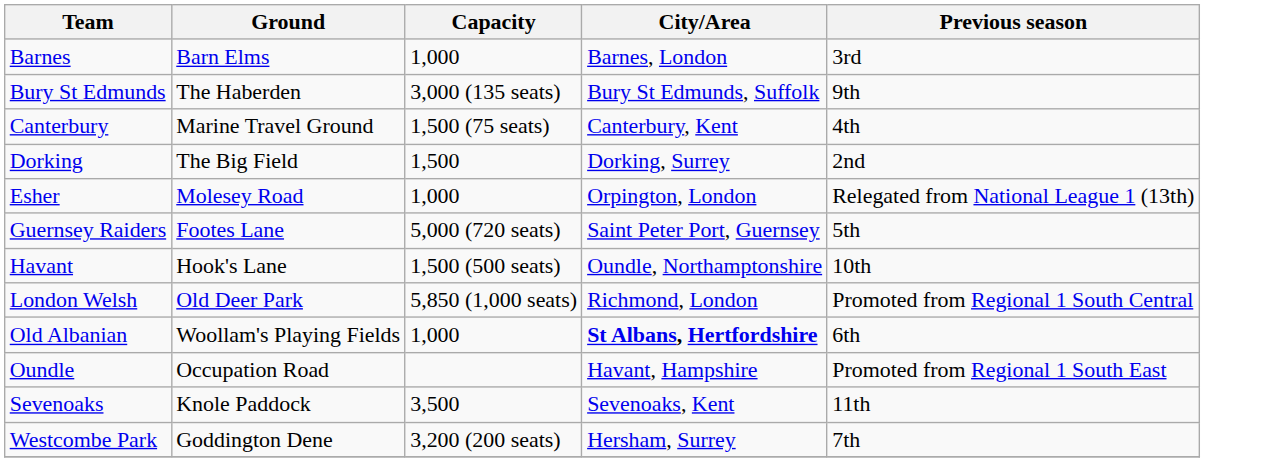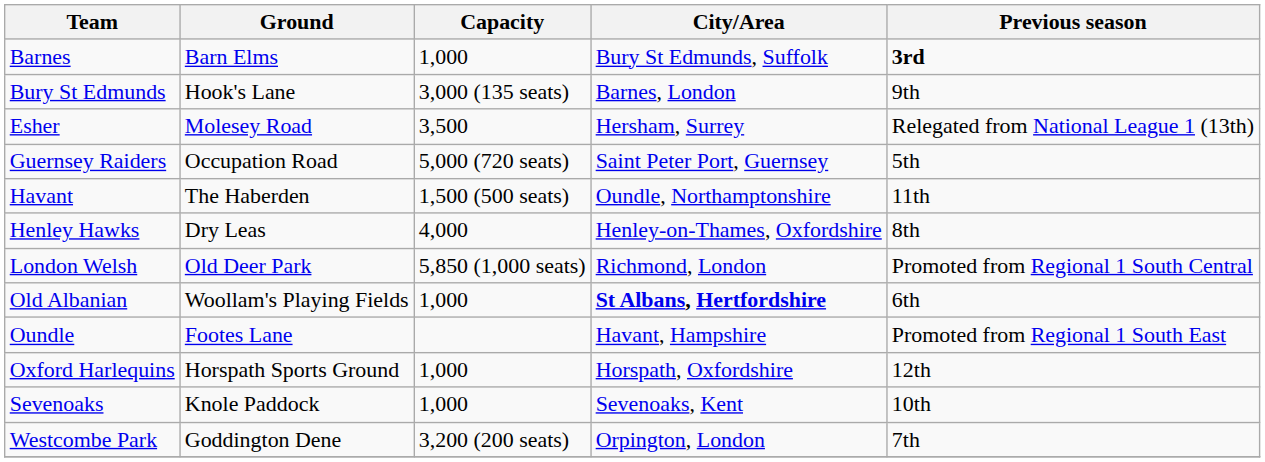(657, 56) Barnes, London -> (712, 56) Bury St Edmunds, Suffolk
(847, 56) normal -> (908, 56) bold
(239, 91) The Haberden -> (240, 91) Hook's Lane
(703, 91) Bury St Edmunds, Suffolk -> (666, 91) Barnes, London
- row: (59, 126)
- row: (46, 160)
(435, 195) 1,000 -> (443, 126) 3,500
(672, 195) Orpington, London -> (670, 126) Hersham, Surrey
(230, 230) Footes Lane -> (261, 160) Occupation Road
(232, 265) Hook's Lane -> (247, 195) The Haberden
(852, 265) 10th -> (911, 195) 11th
+ row: (75, 230)
(253, 369) Occupation Road -> (239, 334) Footes Lane
+ row: (92, 369)
(435, 404) 3,500 -> (443, 404) 1,000
(851, 404) 11th -> (911, 404) 10th
(661, 439) Hersham, Surrey -> (680, 439) Orpington, London
